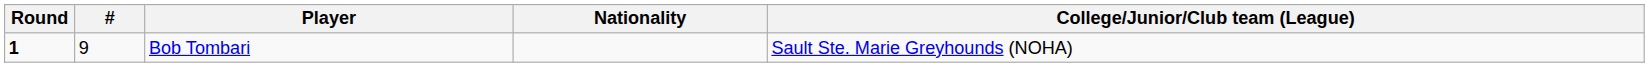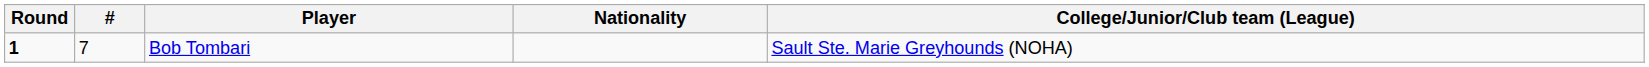(84, 47) 9 -> (84, 47) 7
